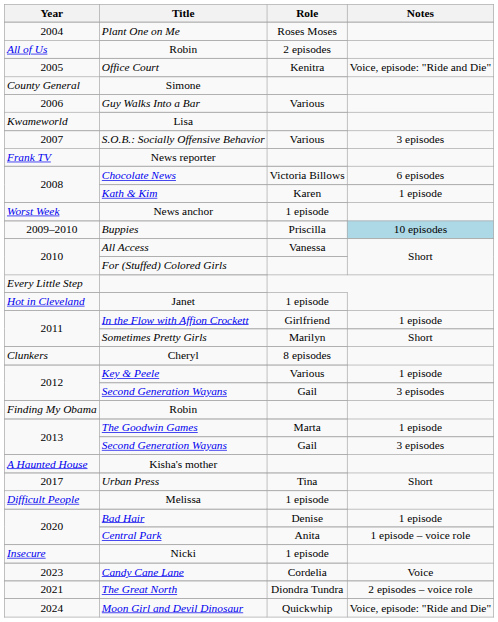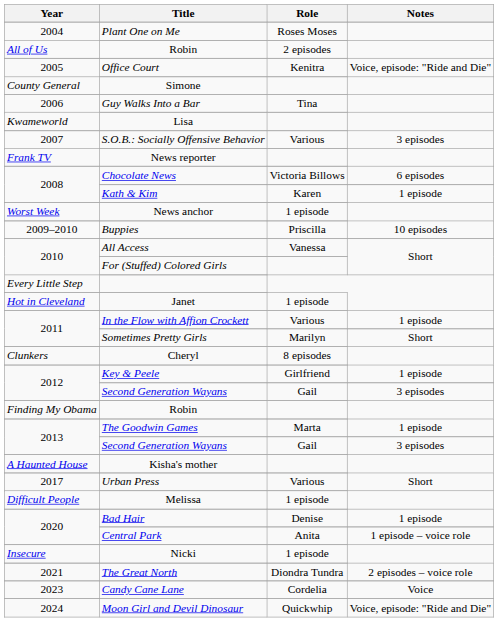(307, 103) Various -> (307, 103) Tina
(420, 229) lightblue background -> (420, 229) no background
(307, 319) Girlfriend -> (307, 319) Various
(307, 373) Various -> (307, 373) Girlfriend
(307, 481) Tina -> (307, 481) Various
rows swapped: (52, 590) <-> (52, 572)
